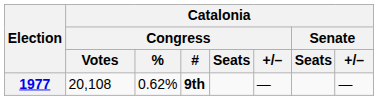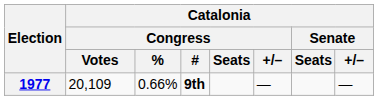(90, 83) 20,108 -> (90, 83) 20,109
(158, 83) 0.62% -> (158, 83) 0.66%
